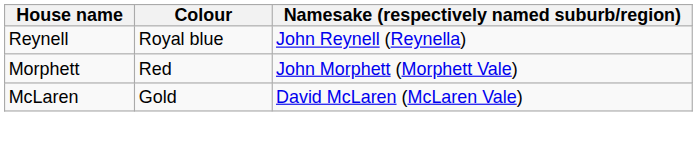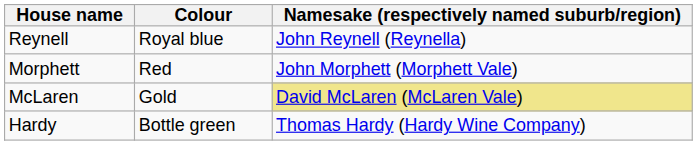(399, 96) no background -> (399, 96) khaki background
+ row: (33, 125)
